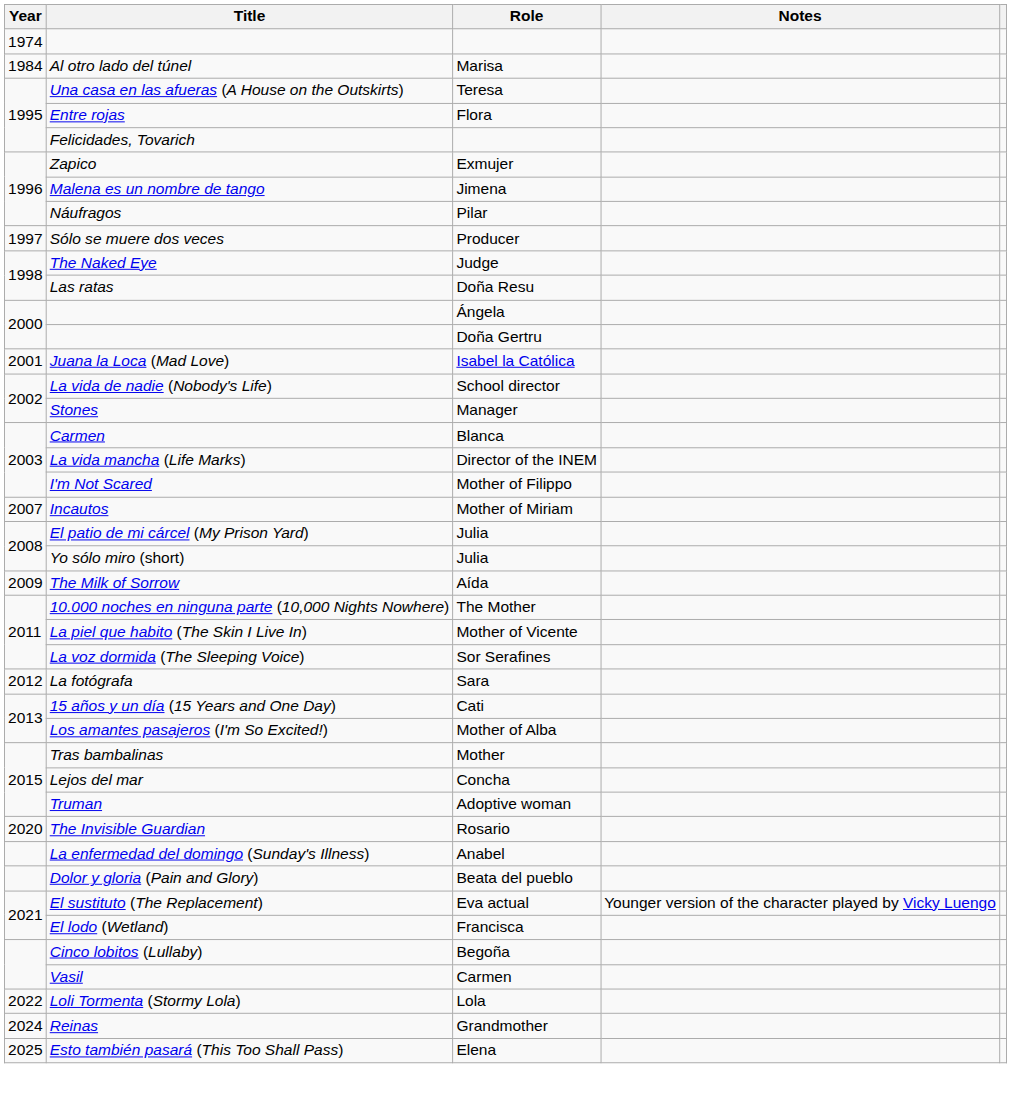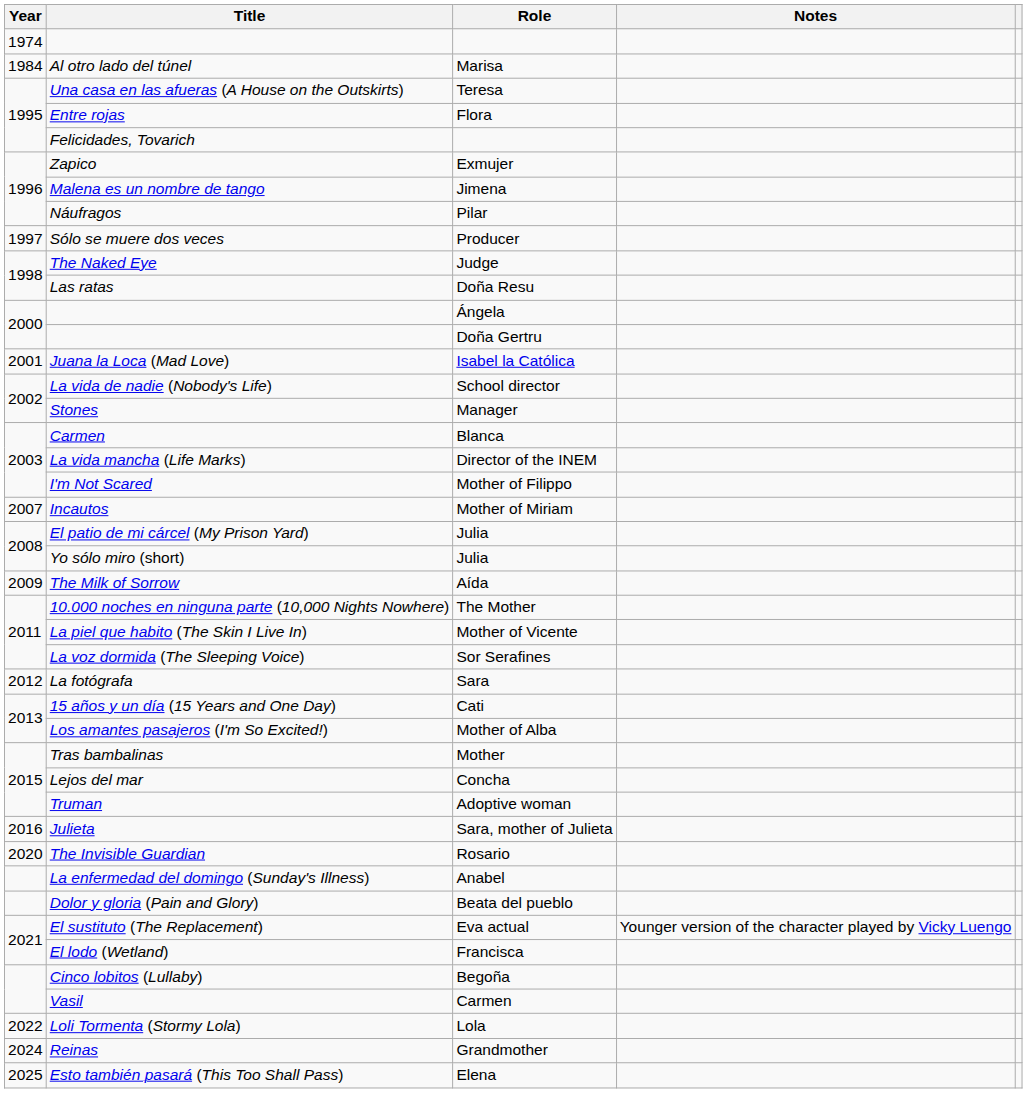+ row: (72, 829)
